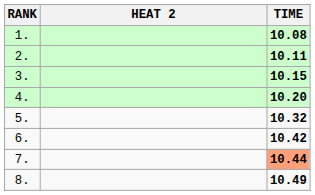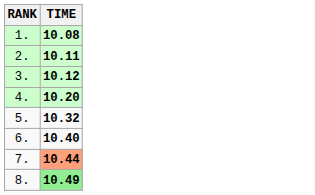- column: (153, 15)
(288, 76) 10.15 -> (61, 76) 10.12
(288, 138) 10.42 -> (61, 138) 10.40
(288, 180) no background -> (61, 180) lightgreen background
